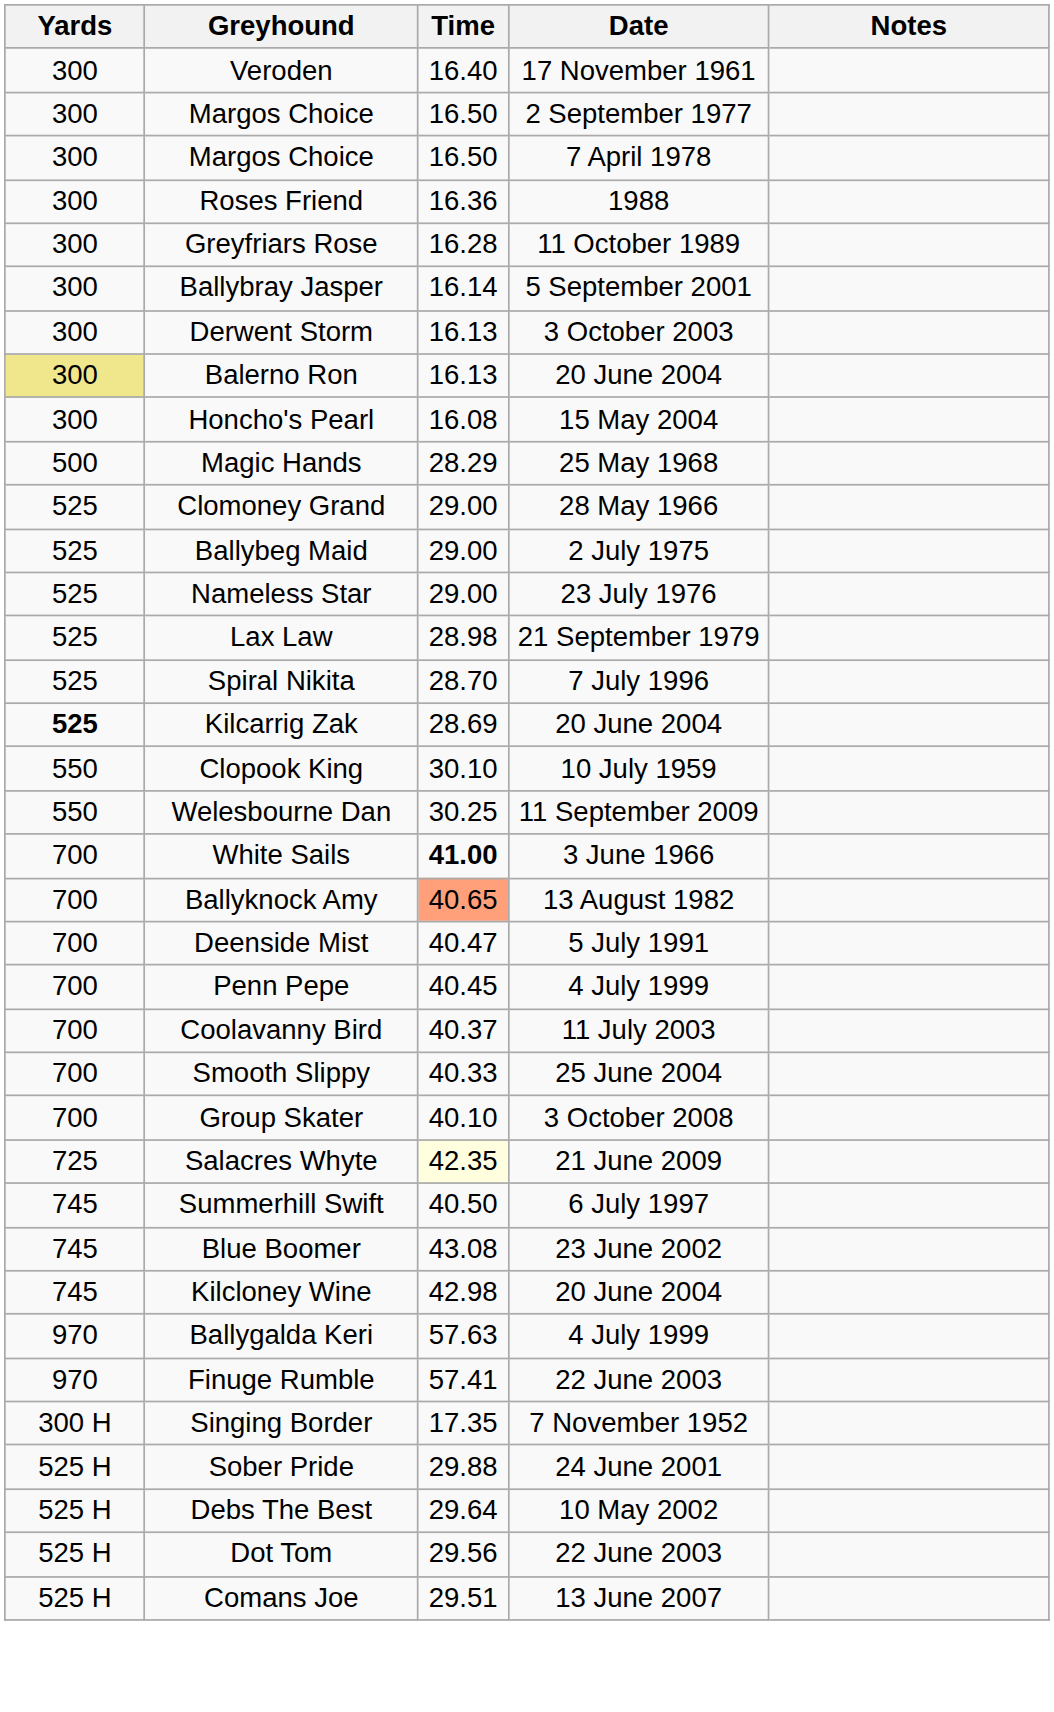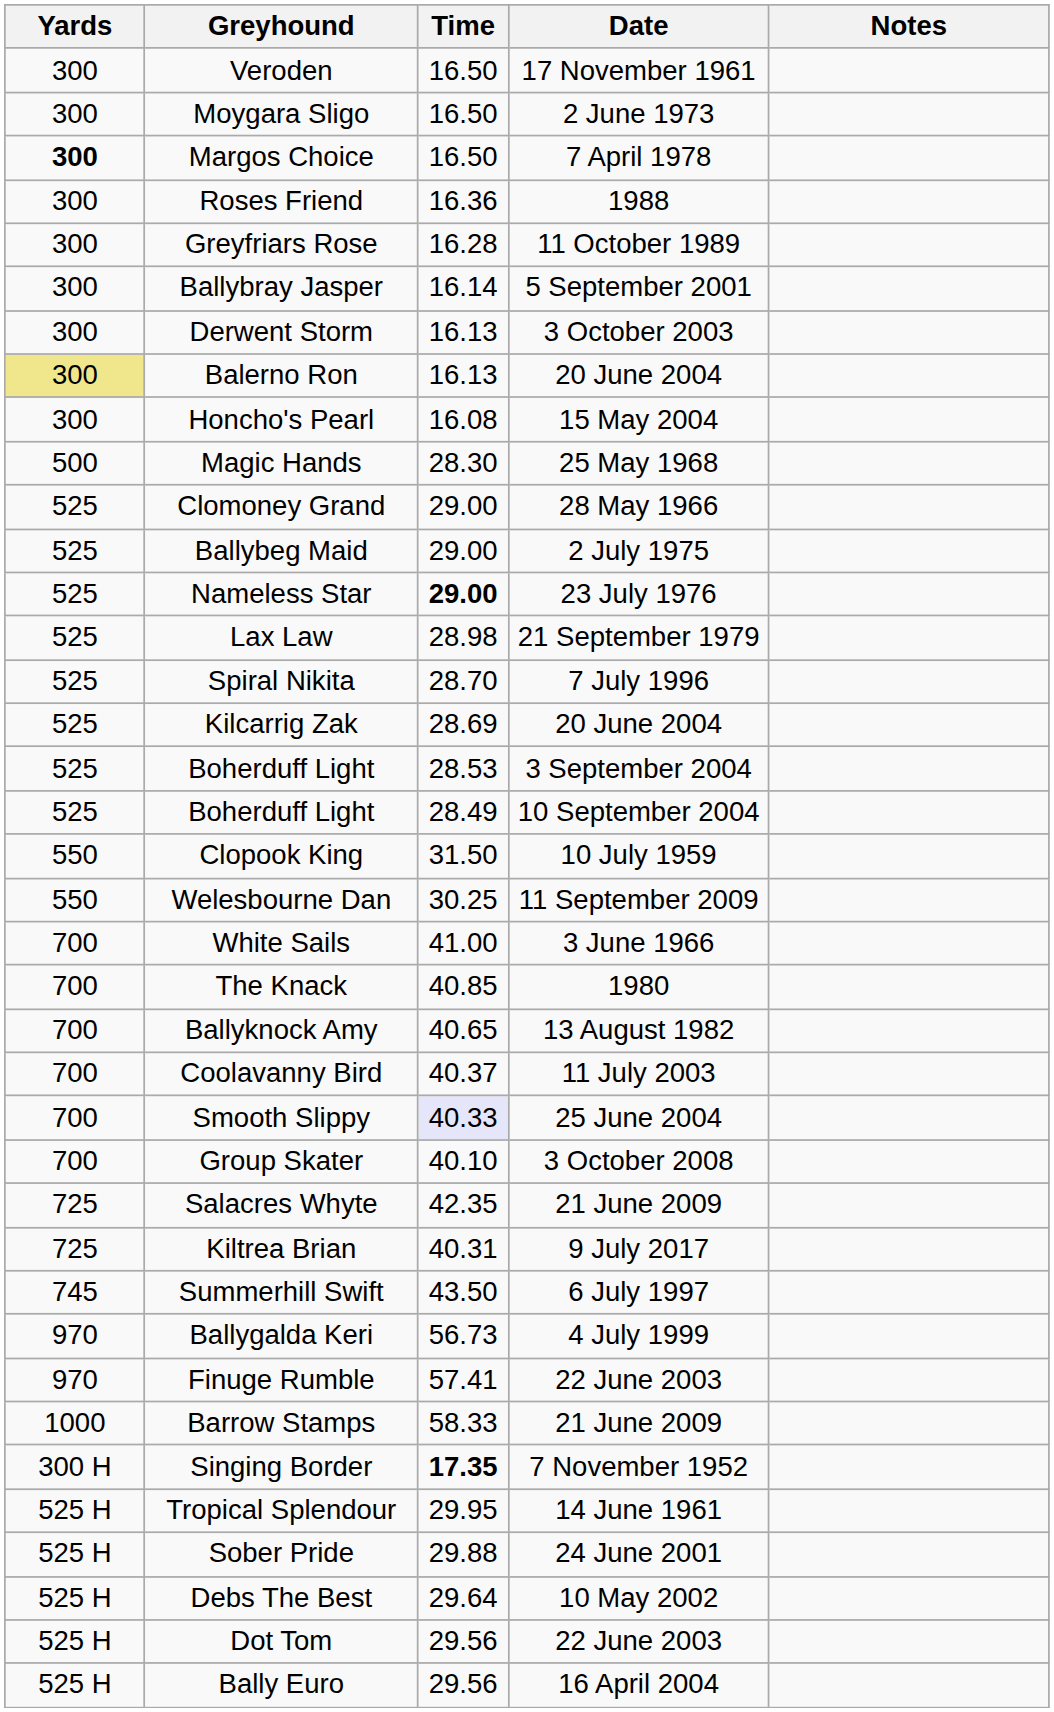(463, 69) 16.40 -> (463, 69) 16.50
+ row: (281, 113)
- row: (281, 113)
(75, 157) normal -> (75, 157) bold
(463, 462) 28.29 -> (463, 462) 28.30
(463, 593) normal -> (463, 593) bold
(75, 724) bold -> (75, 724) normal
+ row: (281, 768)
+ row: (281, 811)
(463, 768) 30.10 -> (463, 855) 31.50
(463, 855) bold -> (463, 942) normal
+ row: (281, 986)
(463, 899) lightsalmon background -> (463, 1030) no background
- row: (281, 942)
- row: (281, 986)
(463, 1073) no background -> (463, 1117) lavender background
(463, 1161) lightyellow background -> (463, 1204) no background
+ row: (281, 1248)
(463, 1204) 40.50 -> (463, 1292) 43.50
- row: (281, 1248)
- row: (281, 1292)
(463, 1335) 57.63 -> (463, 1335) 56.73
+ row: (281, 1422)
(463, 1422) normal -> (463, 1466) bold
+ row: (281, 1510)
+ row: (281, 1684)
- row: (281, 1597)
